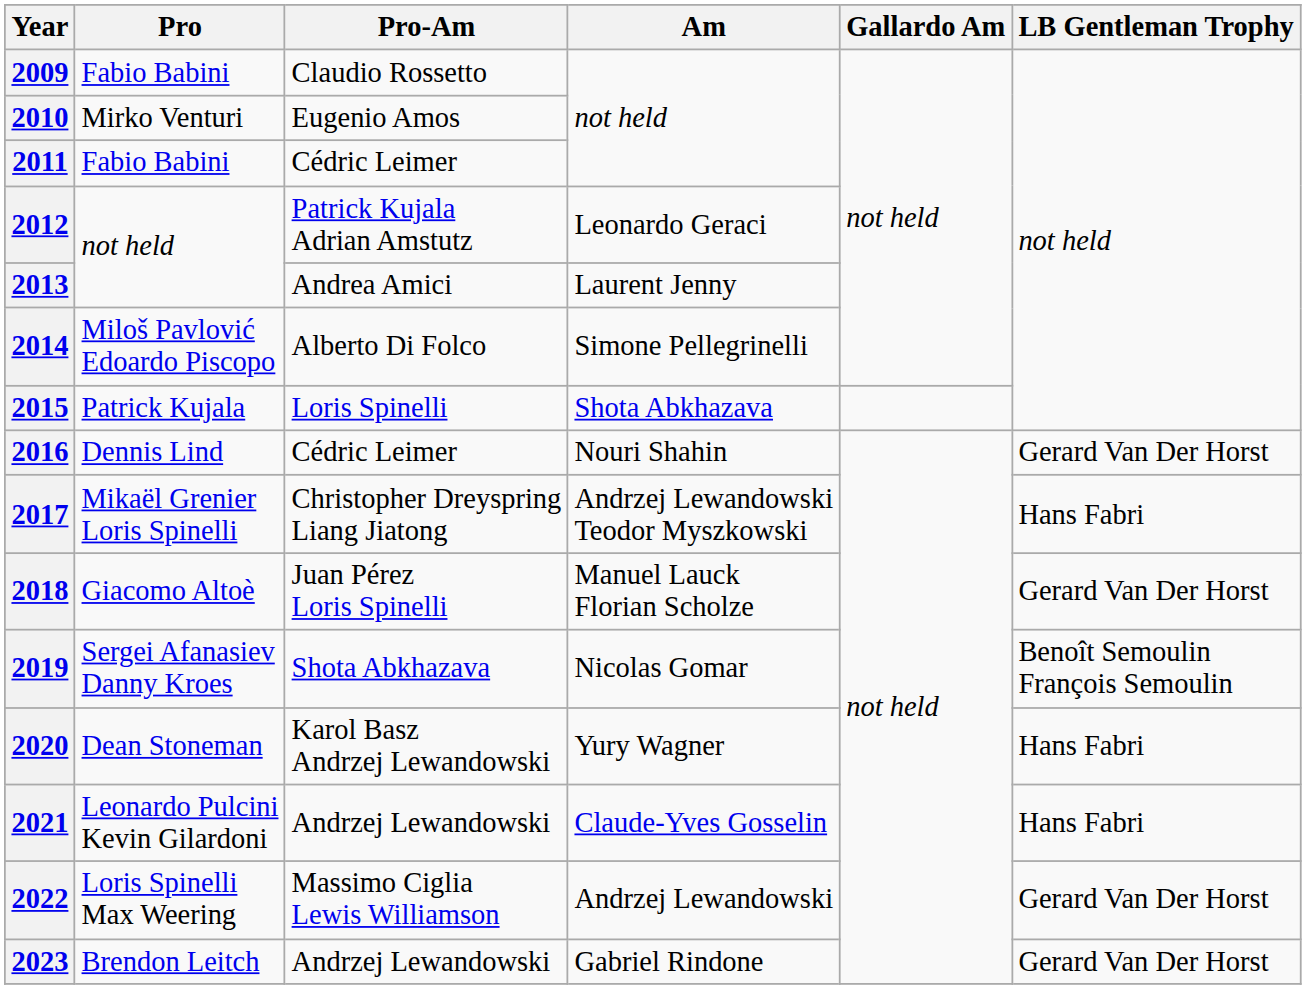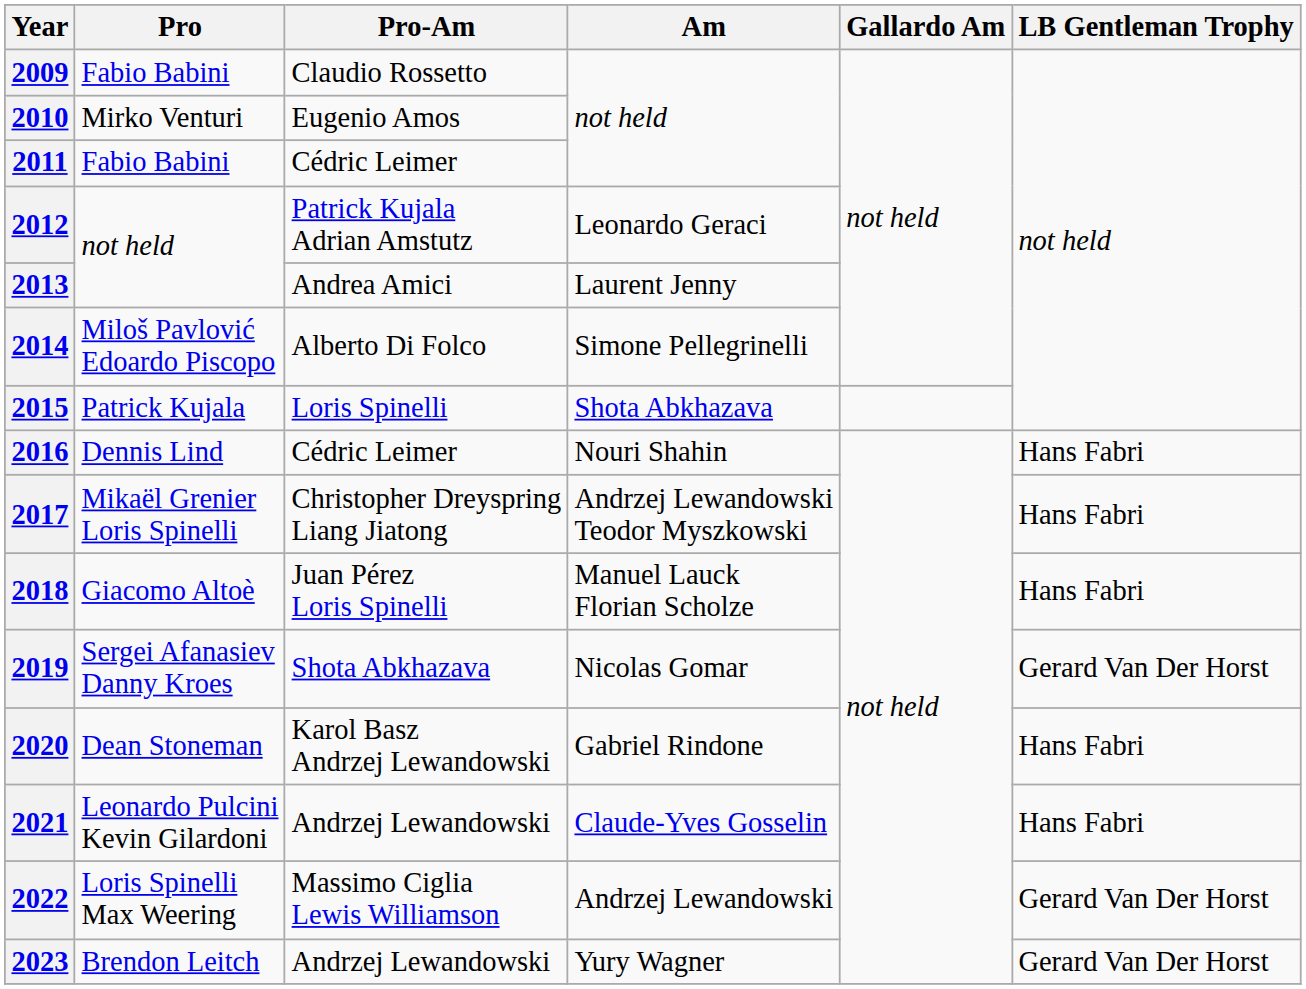(1143, 452) Gerard Van Der Horst -> (1081, 452) Hans Fabri
(1143, 590) Gerard Van Der Horst -> (1081, 590) Hans Fabri
(1126, 668) Benoît Semoulin François Semoulin -> (1143, 668) Gerard Van Der Horst
(649, 745) Yury Wagner -> (669, 745) Gabriel Rindone
(669, 960) Gabriel Rindone -> (649, 960) Yury Wagner
